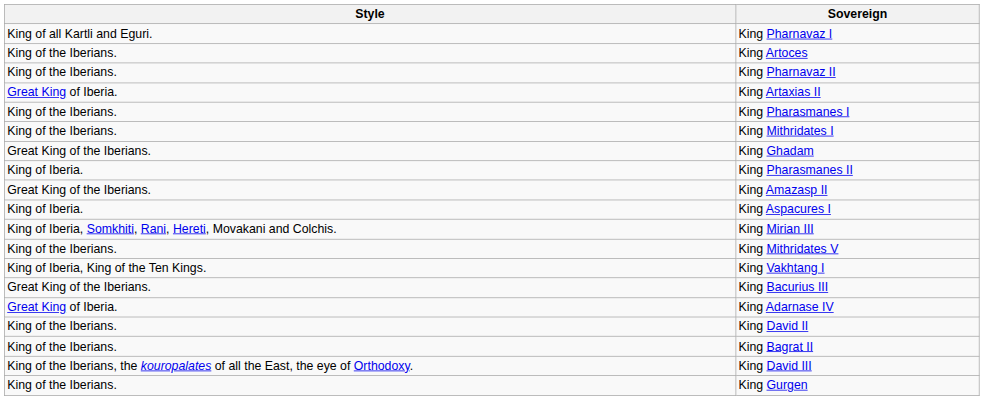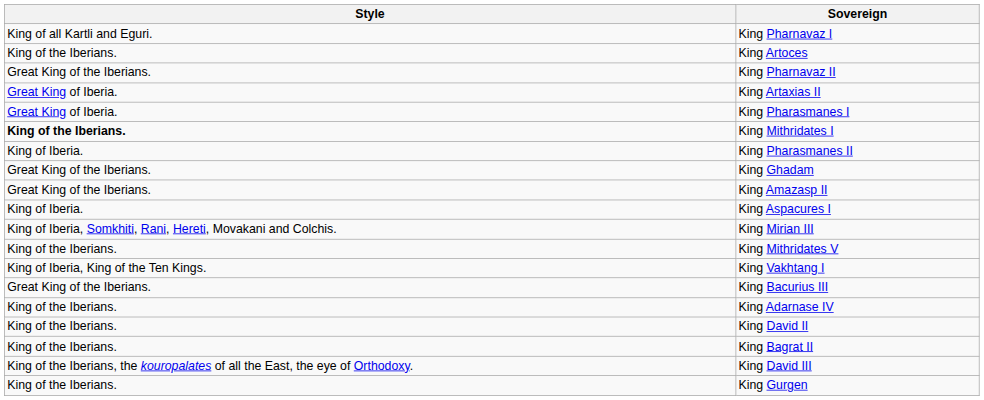(62, 72) King of the Iberians. -> (79, 72) Great King of the Iberians.
(62, 111) King of the Iberians. -> (62, 111) Great King of Iberia.
(62, 131) normal -> (66, 131) bold
rows swapped: (796, 170) <-> (776, 151)
(62, 307) Great King of Iberia. -> (62, 307) King of the Iberians.
